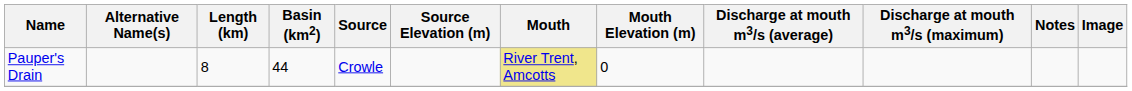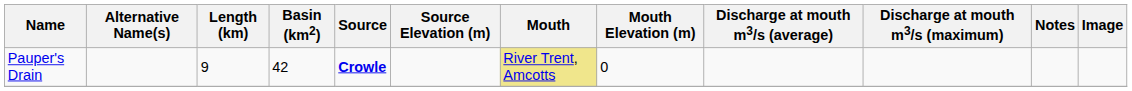(205, 66) 8 -> (205, 66) 9
(280, 66) 44 -> (280, 66) 42
(361, 66) normal -> (362, 66) bold
